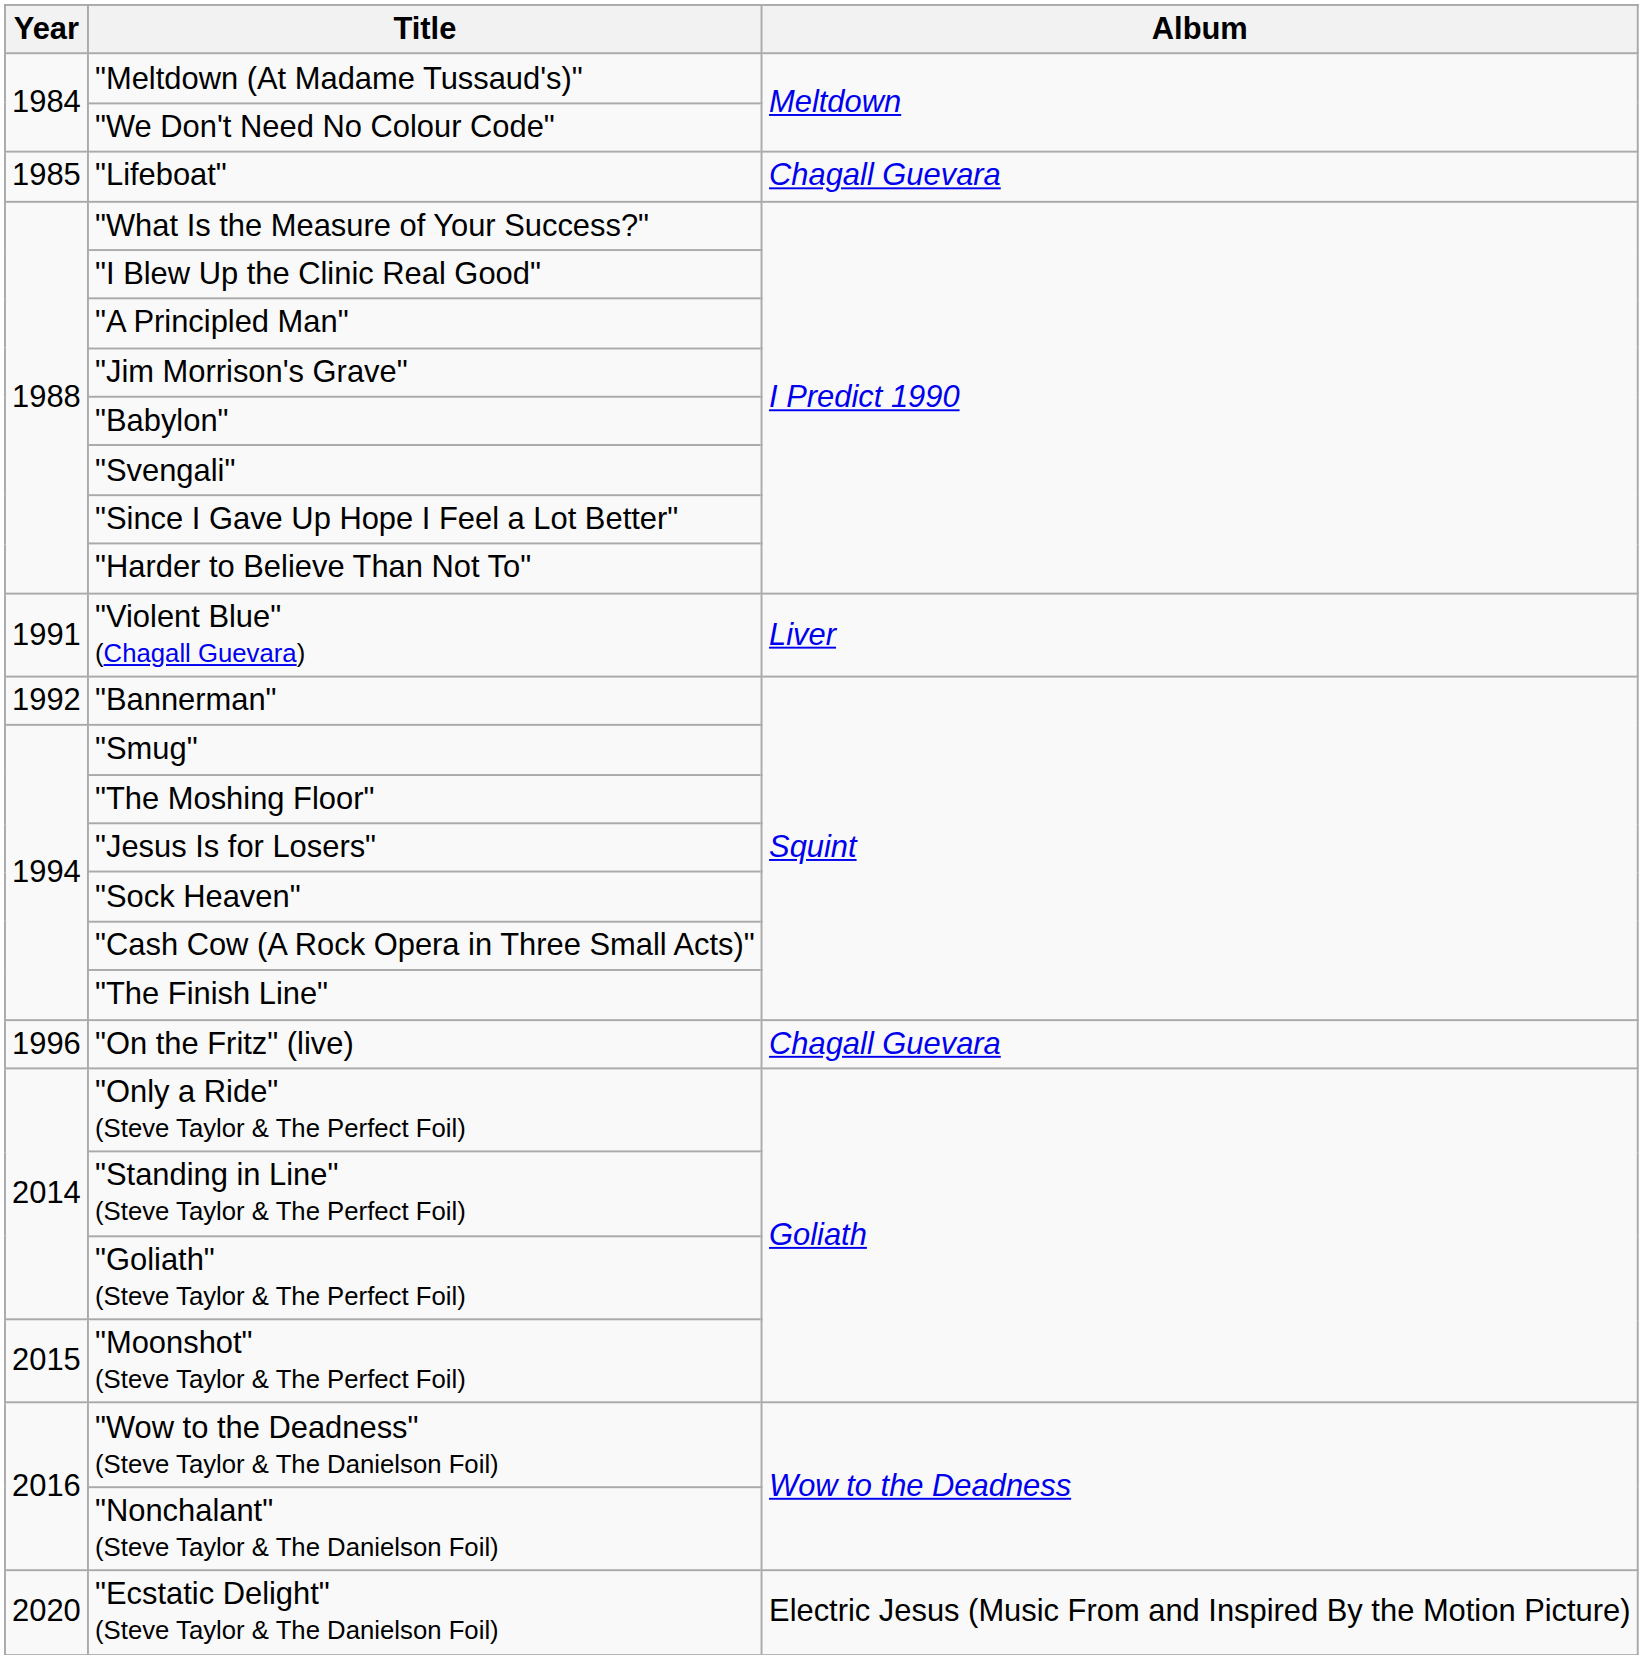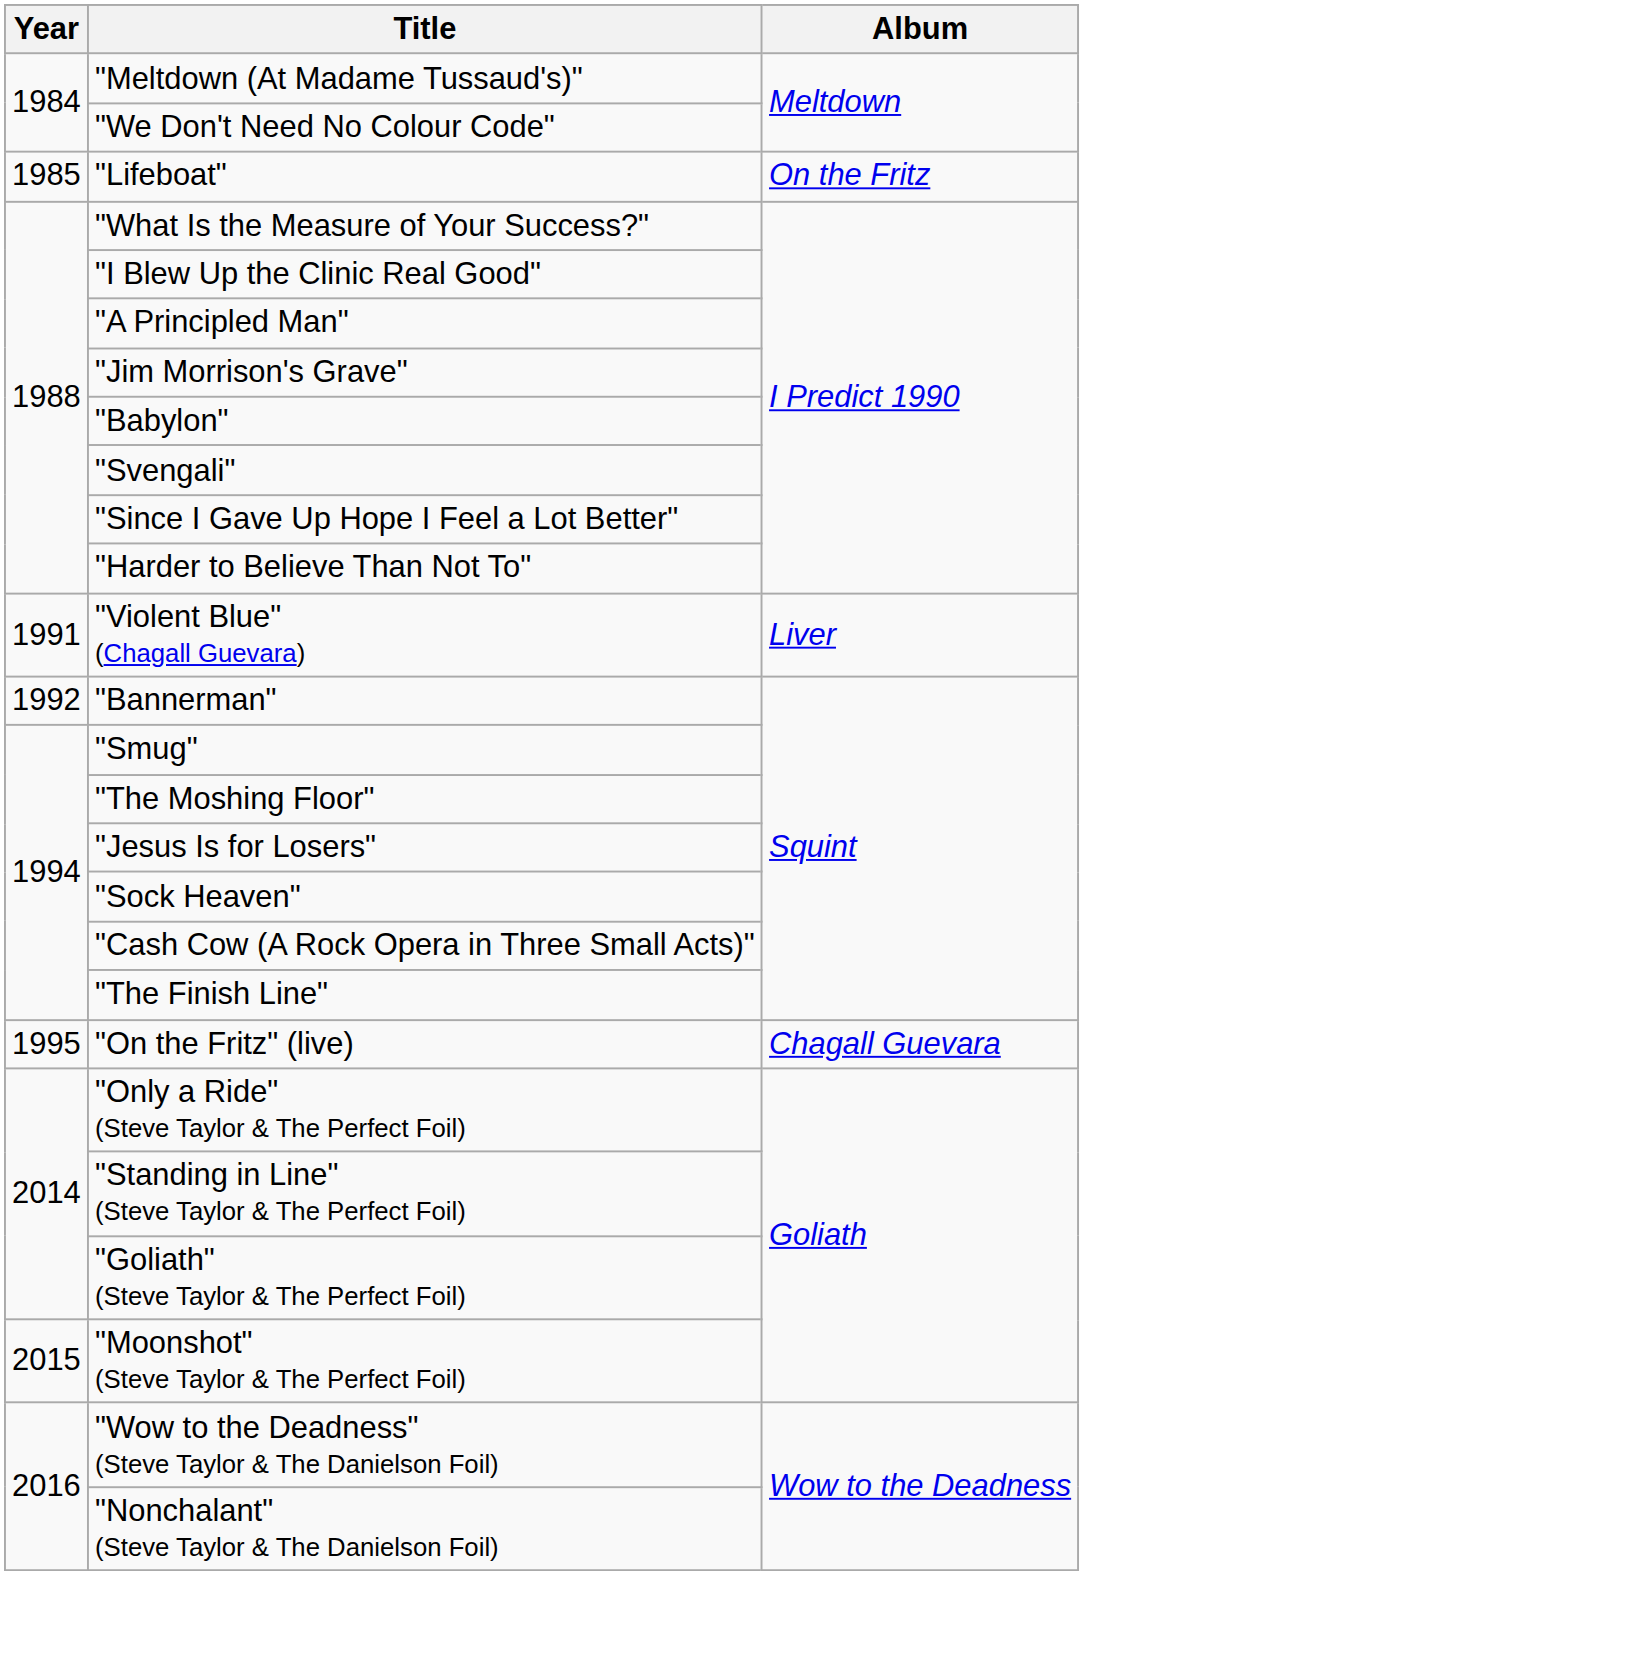(885, 175) Chagall Guevara -> (850, 175) On the Fritz
(46, 1043) 1996 -> (46, 1043) 1995
- row: (297, 1611)
